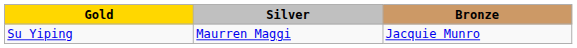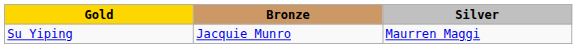columns swapped: (288, 14) <-> (477, 14)
